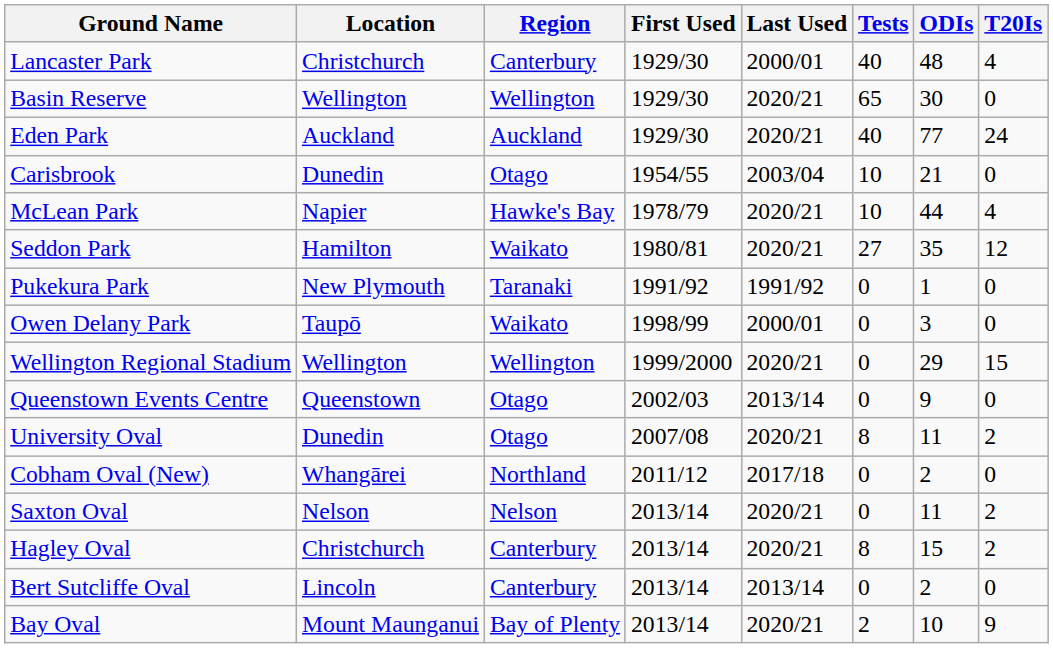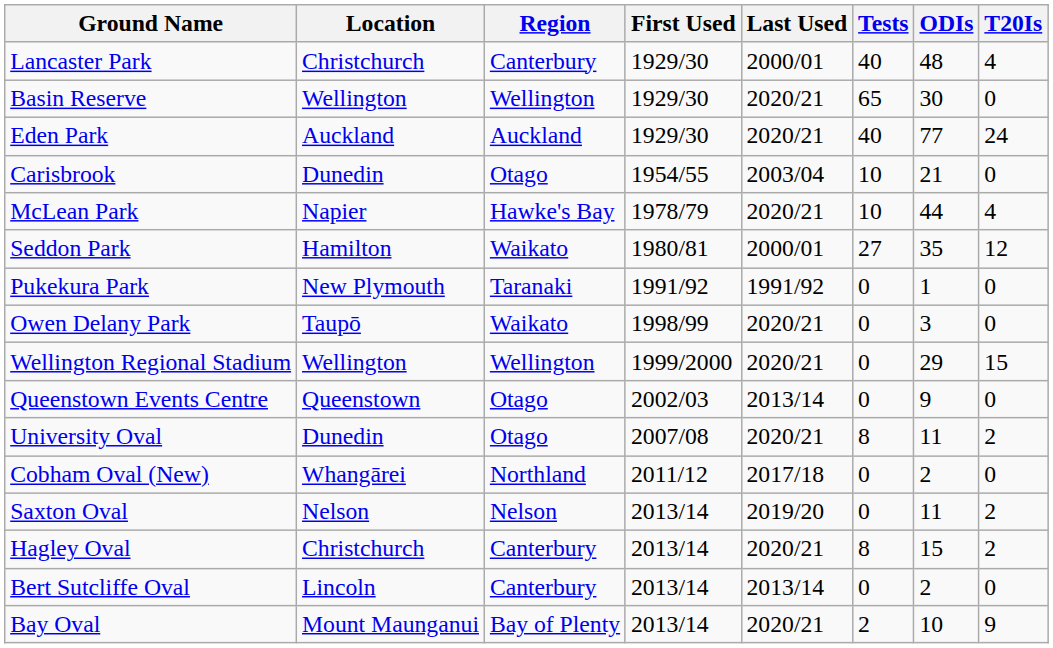(785, 248) 2020/21 -> (785, 248) 2000/01
(785, 323) 2000/01 -> (785, 323) 2020/21
(785, 511) 2020/21 -> (785, 511) 2019/20
